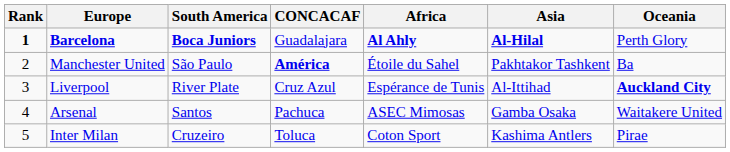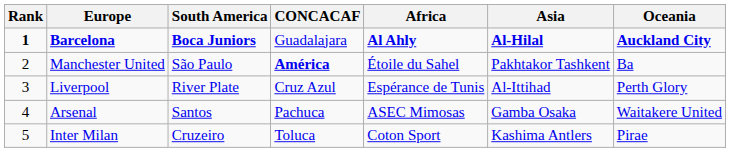(652, 40) Perth Glory -> (664, 40) Auckland City
(664, 87) Auckland City -> (652, 87) Perth Glory
